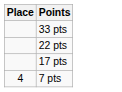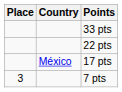+ column: (59, 12)
(20, 78) 4 -> (20, 78) 3
